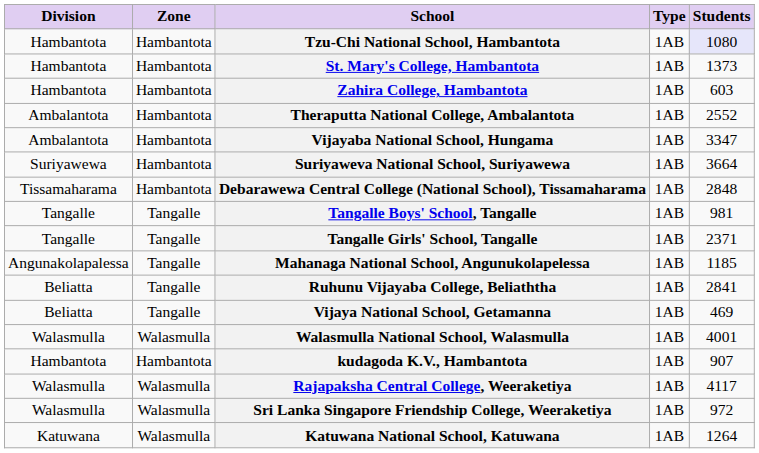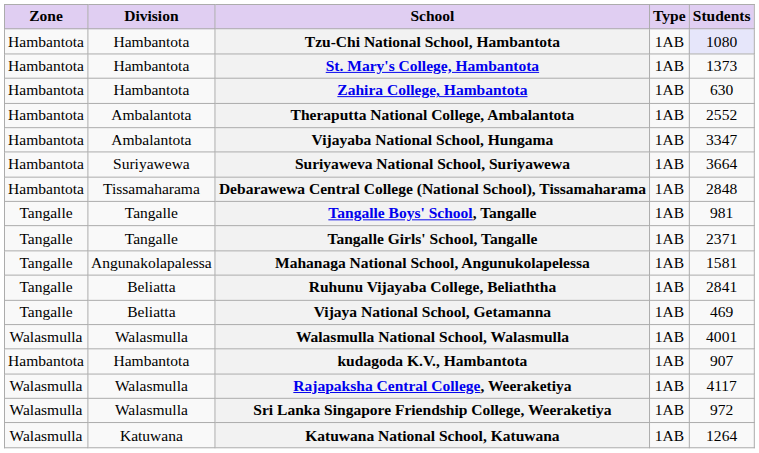columns swapped: (174, 16) <-> (68, 16)
(722, 90) 603 -> (722, 90) 630
(722, 262) 1185 -> (722, 262) 1581
